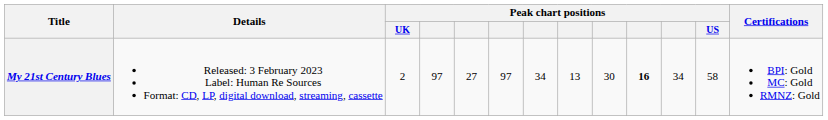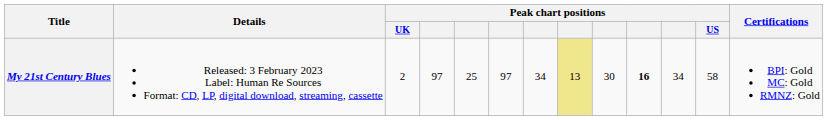(471, 76) 27 -> (471, 76) 25
(575, 76) no background -> (575, 76) khaki background
